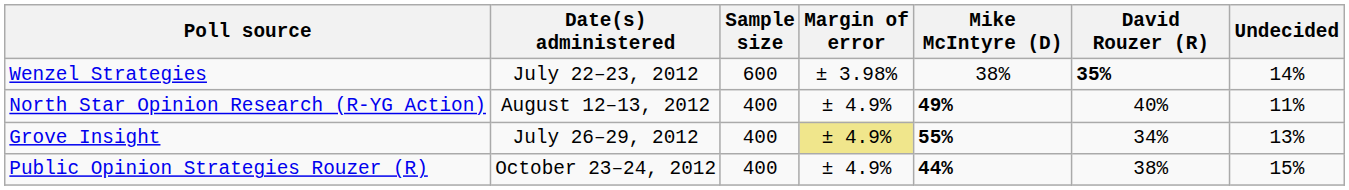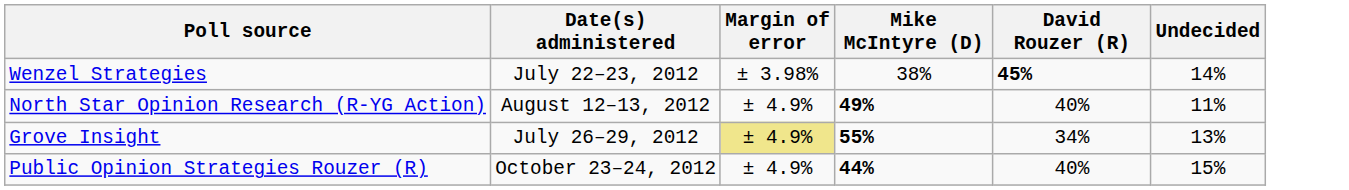- column: (760, 32)
(1094, 74) 35% -> (1015, 74) 45%
(1151, 169) 38% -> (1072, 169) 40%
